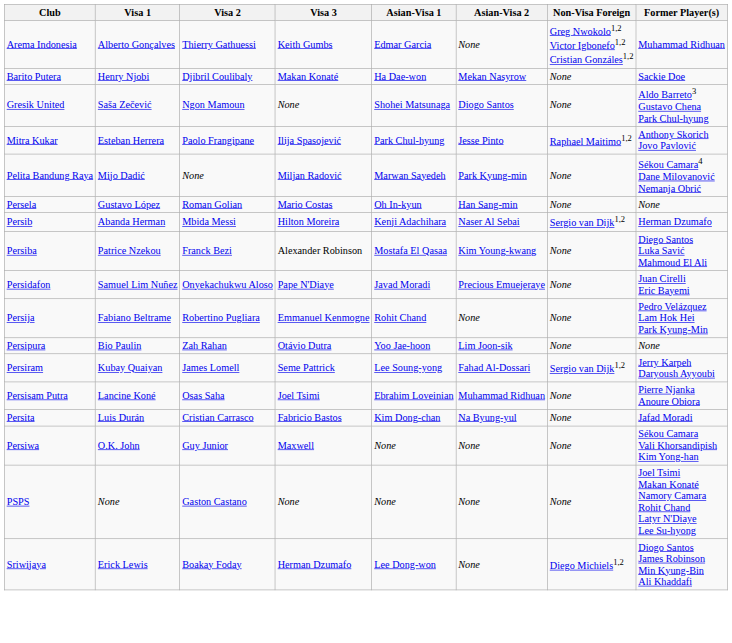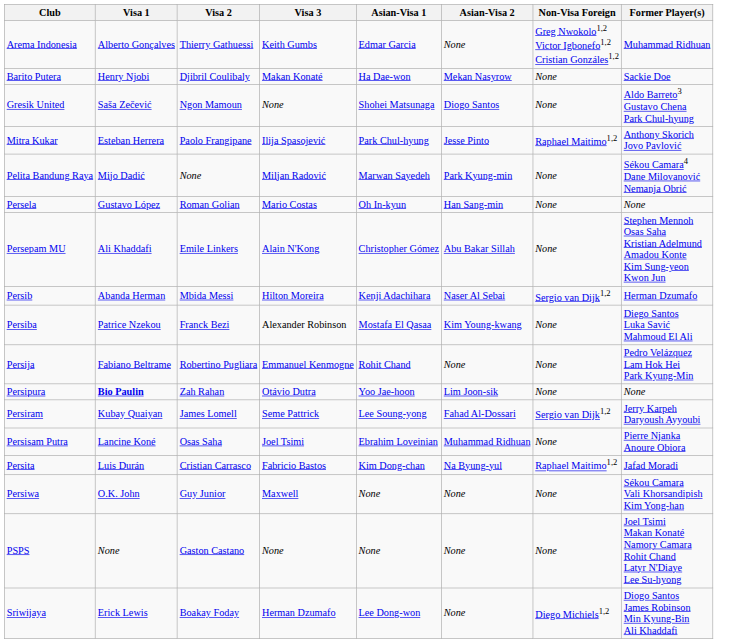+ row: (36, 249)
- row: (29, 284)
(120, 346) normal -> (121, 392) bold
(561, 417) None -> (576, 465) Raphael Maitimo1,2
